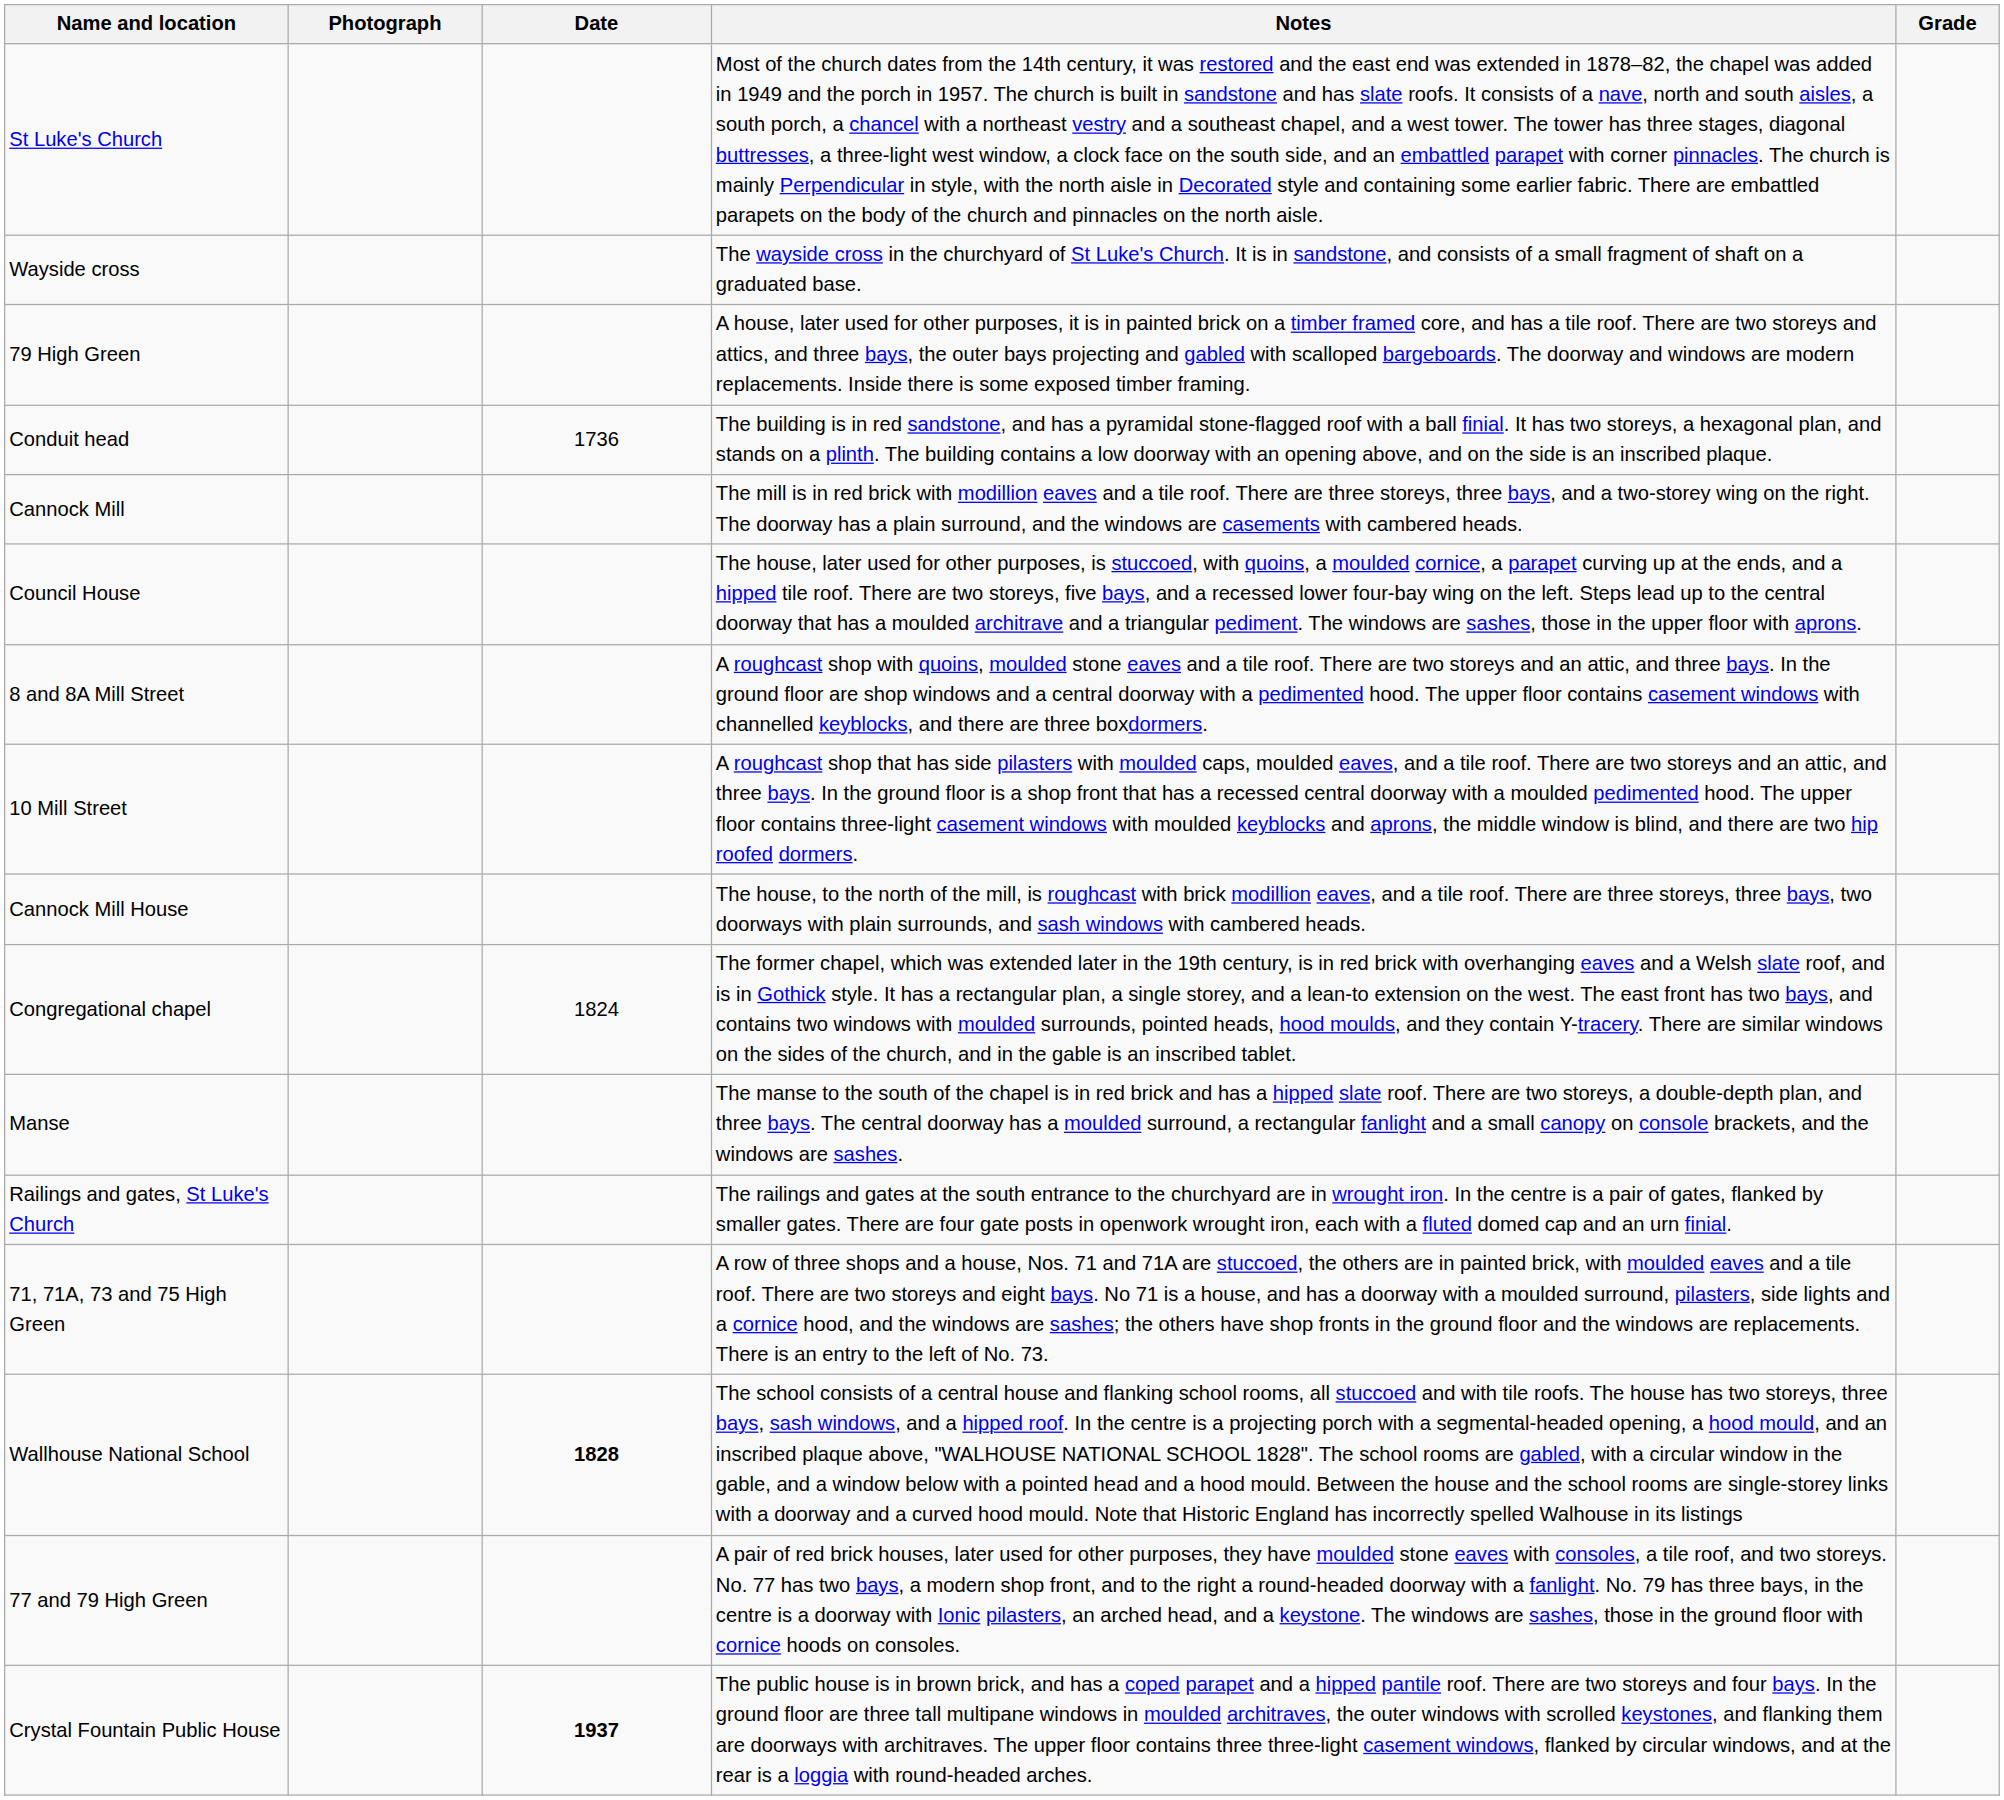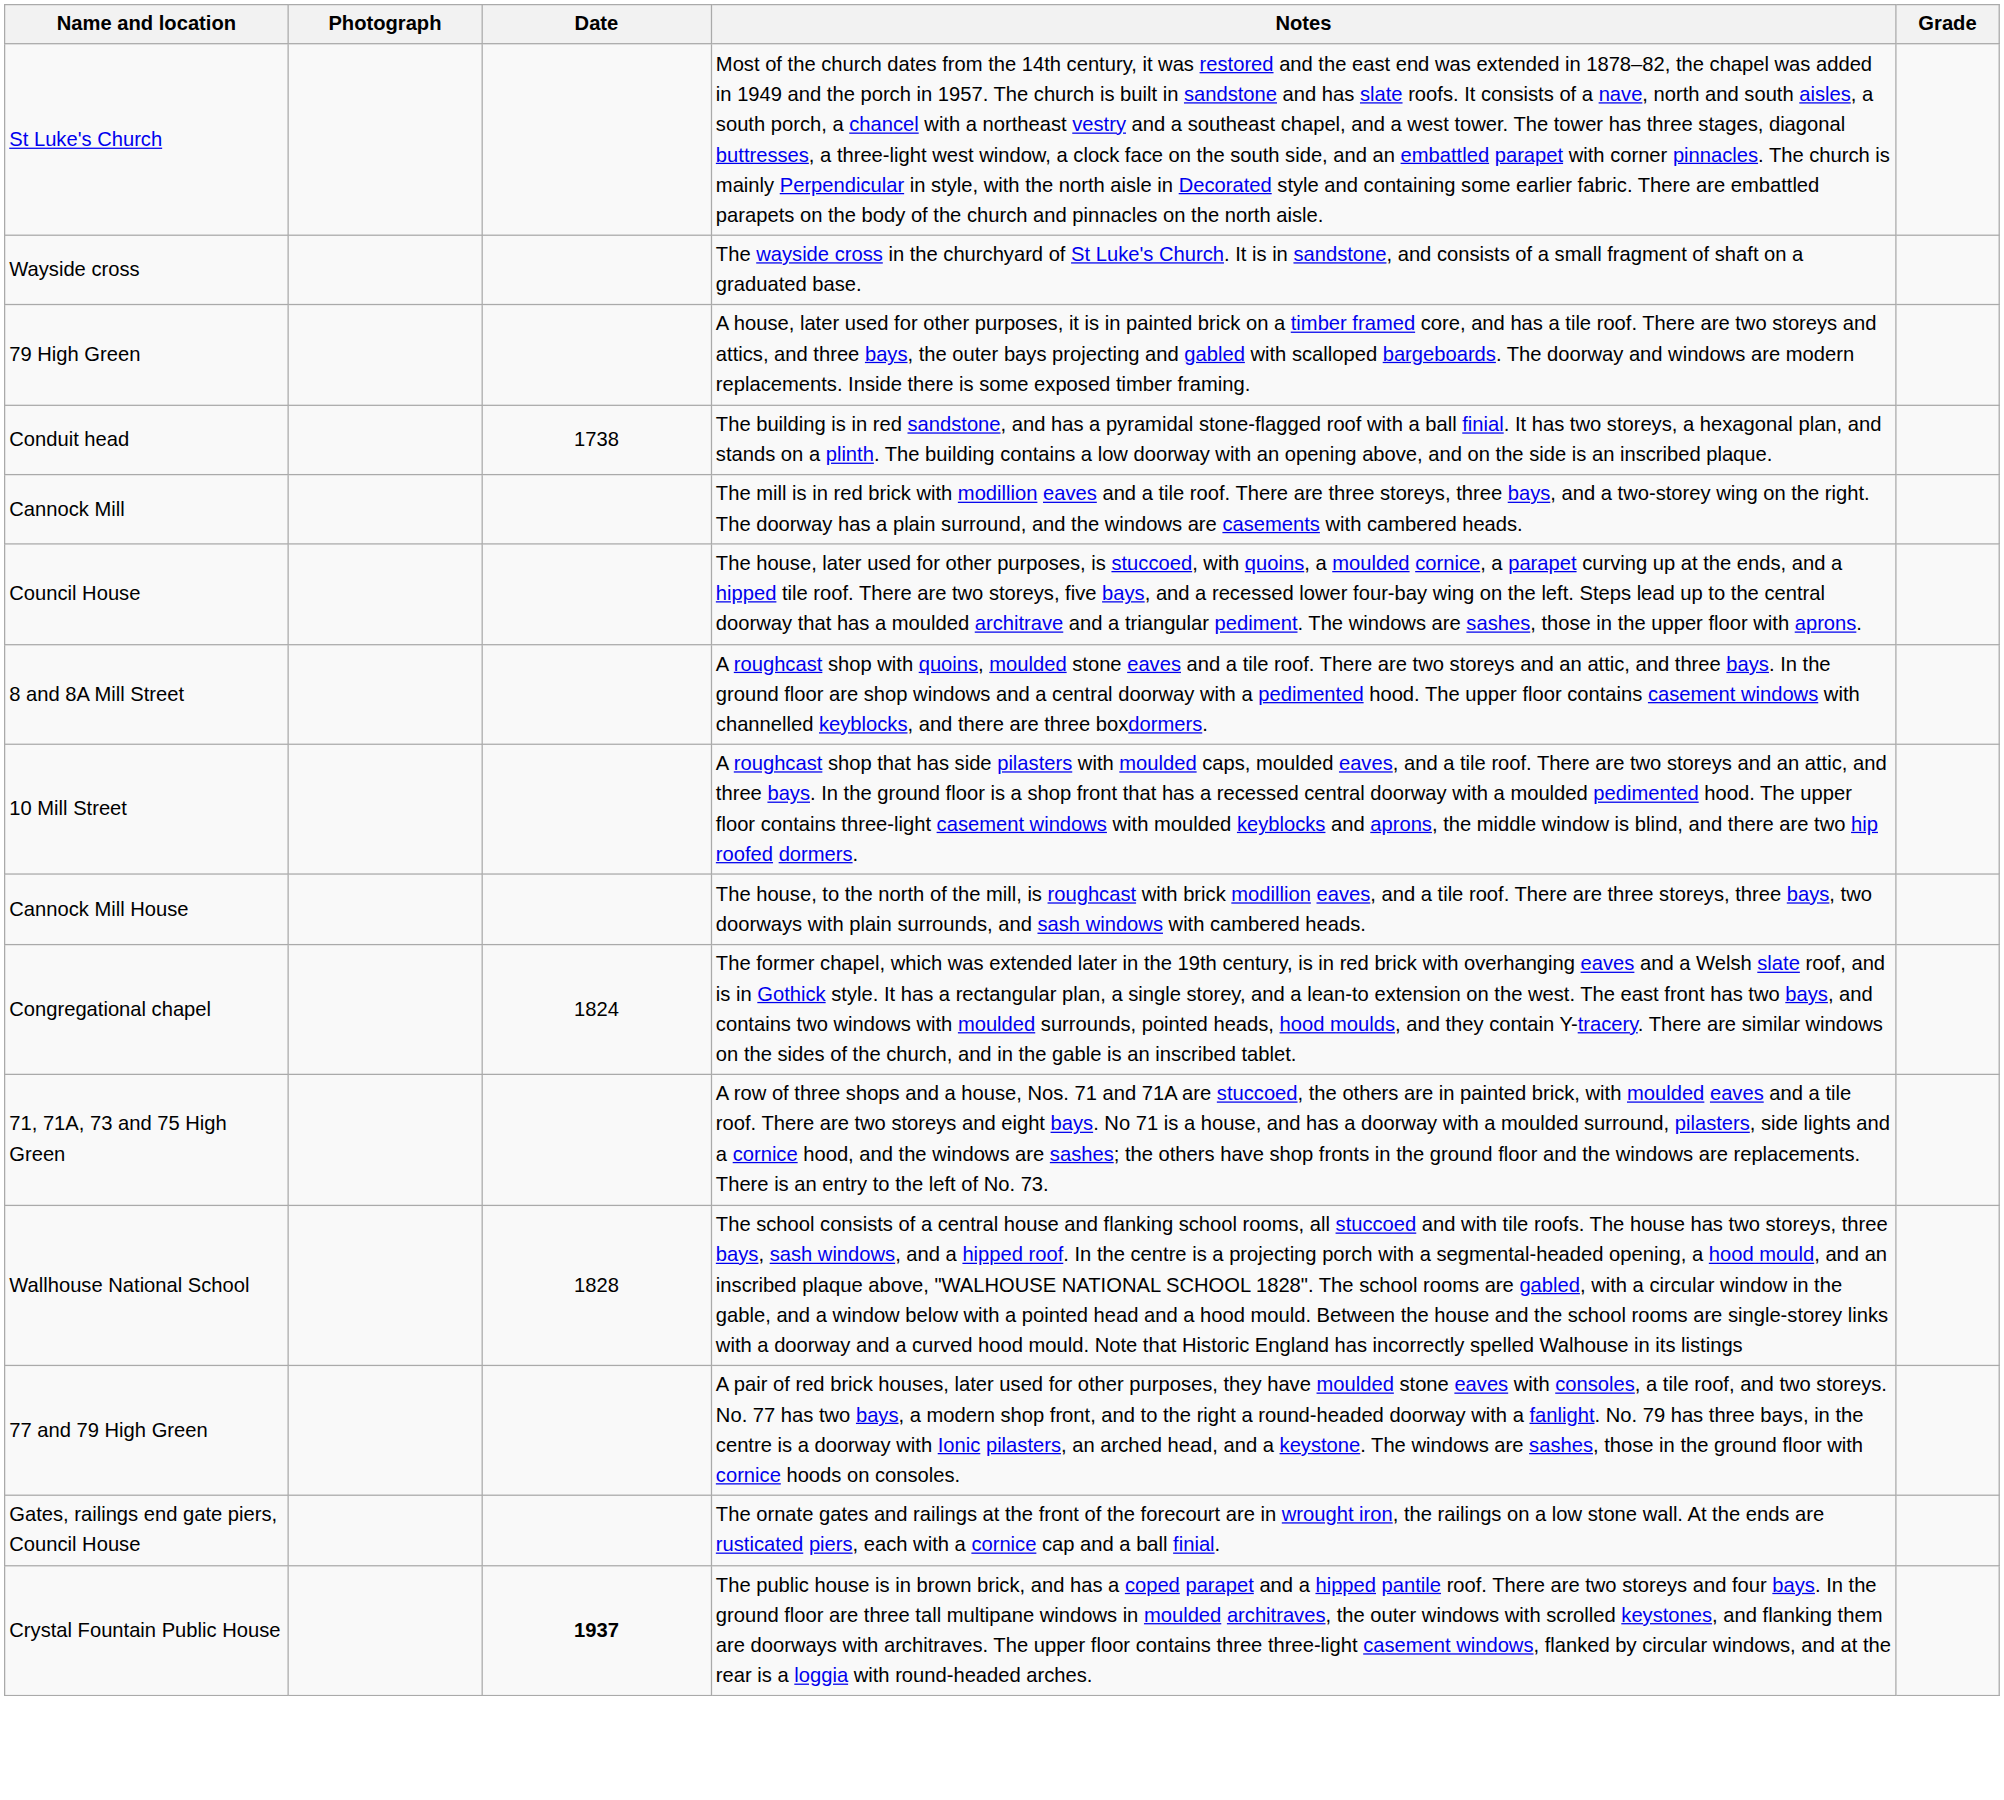(596, 439) 1736 -> (596, 439) 1738
- row: (40, 1124)
- row: (139, 1209)
(596, 1454) bold -> (596, 1284) normal
+ row: (143, 1530)
